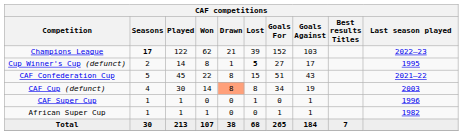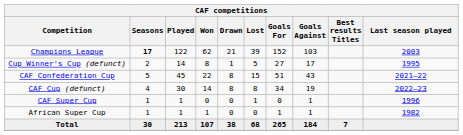(411, 52) 2022–23 -> (411, 52) 2003
(255, 64) bold -> (255, 64) normal
(231, 89) lightsalmon background -> (231, 89) no background
(411, 89) 2003 -> (411, 89) 2022–23
